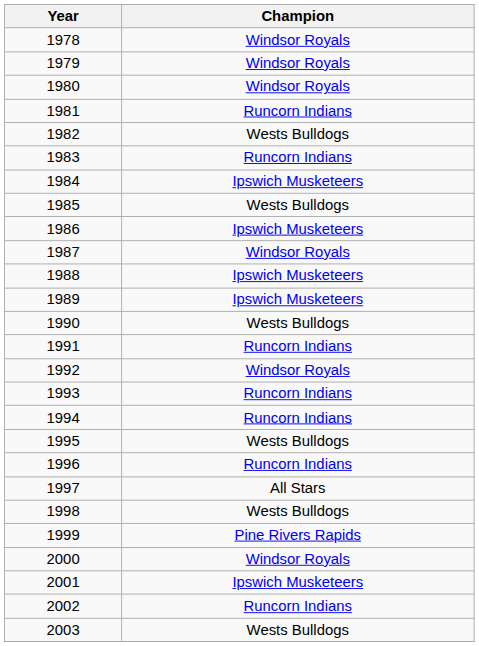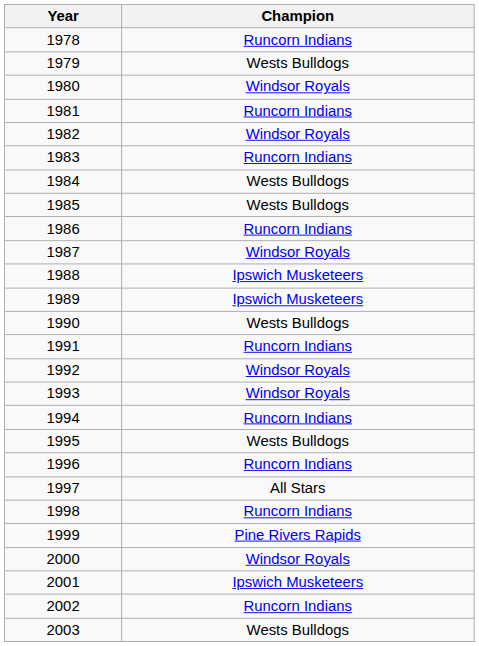(298, 39) Windsor Royals -> (298, 39) Runcorn Indians
(298, 63) Windsor Royals -> (298, 63) Wests Bulldogs
(298, 134) Wests Bulldogs -> (298, 134) Windsor Royals
(298, 181) Ipswich Musketeers -> (298, 181) Wests Bulldogs
(298, 228) Ipswich Musketeers -> (298, 228) Runcorn Indians
(298, 393) Runcorn Indians -> (298, 393) Windsor Royals
(298, 511) Wests Bulldogs -> (298, 511) Runcorn Indians
